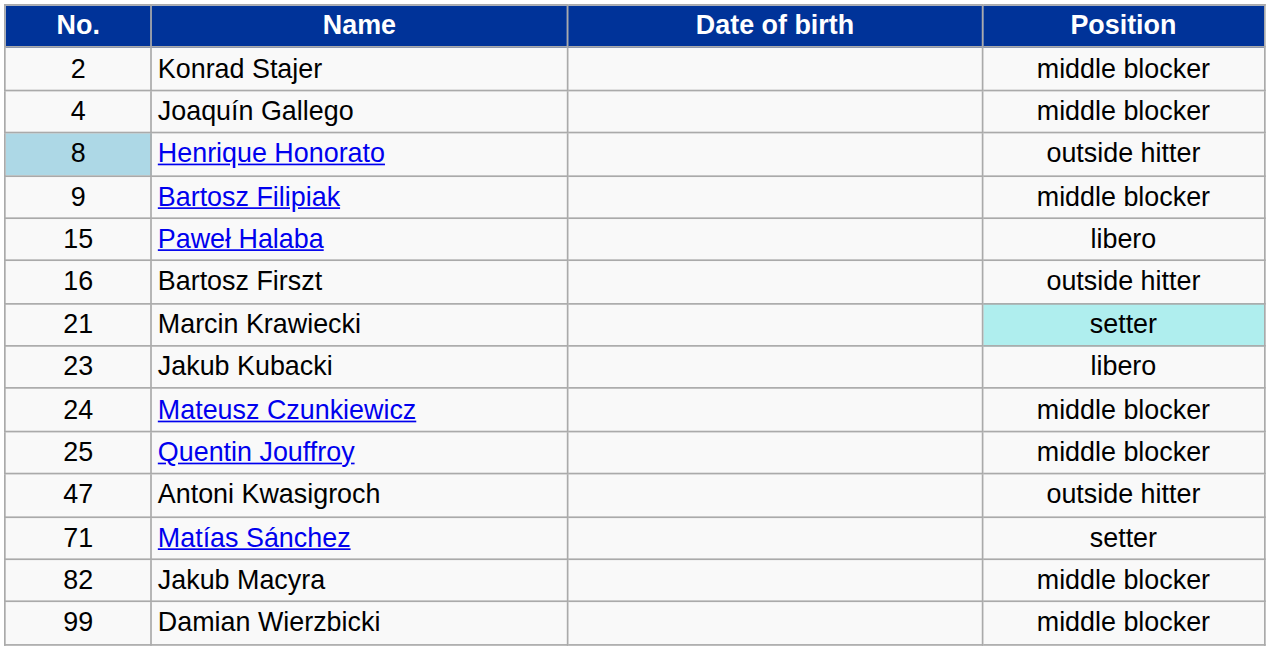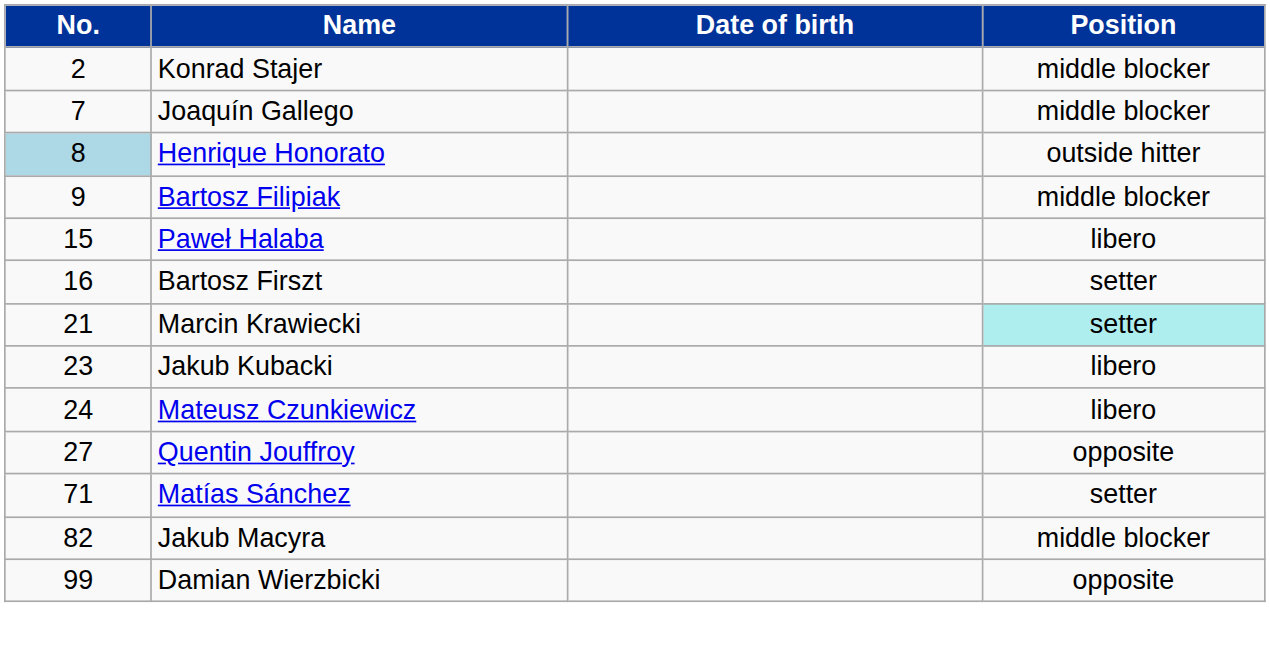(78, 111) 4 -> (78, 111) 7
(1123, 281) outside hitter -> (1123, 281) setter
(1123, 409) middle blocker -> (1123, 409) libero
(78, 452) 25 -> (78, 452) 27
(1123, 452) middle blocker -> (1123, 452) opposite
- row: (269, 494)
(1123, 622) middle blocker -> (1123, 580) opposite
